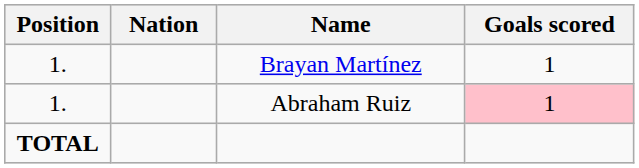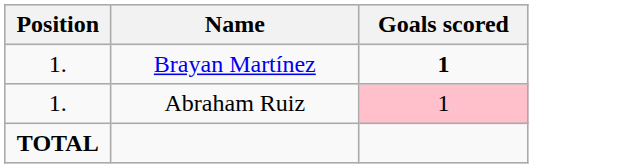- column: (164, 24)
(549, 64) normal -> (443, 64) bold
